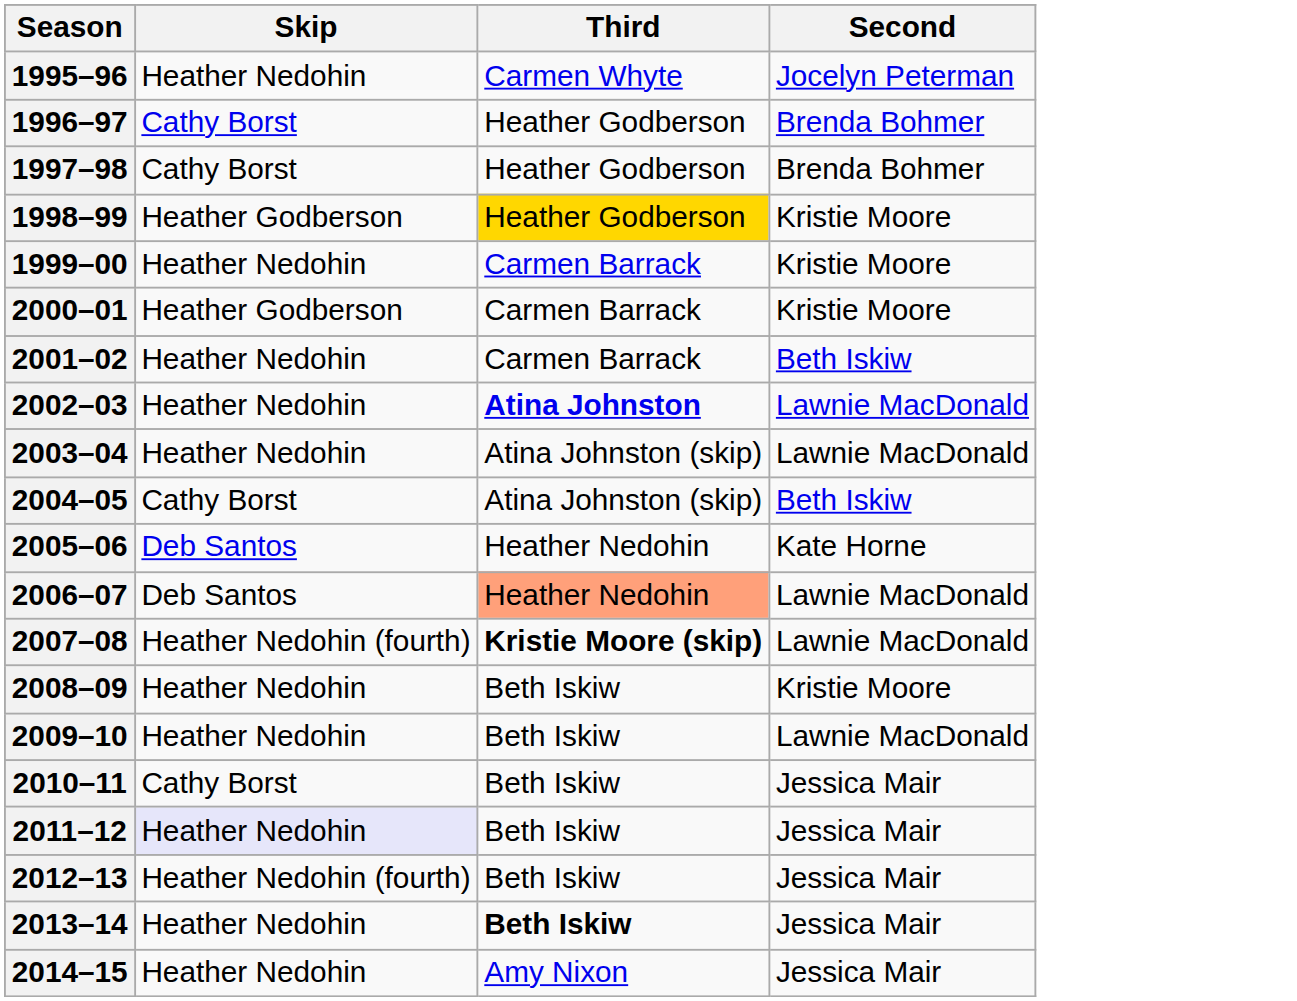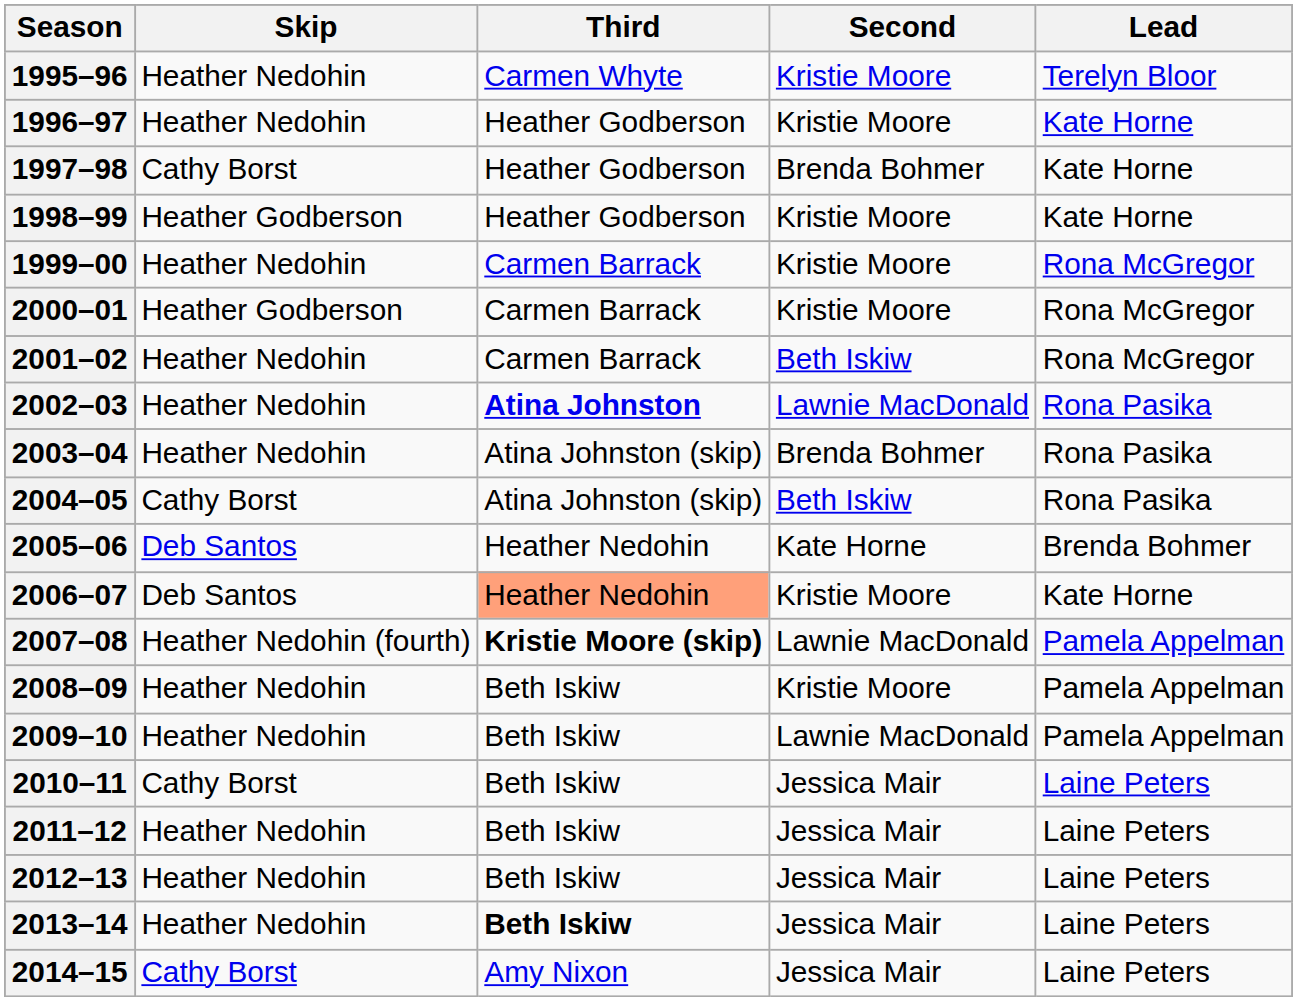+ column: (1163, 28)
(895, 75) Jocelyn Peterman -> (864, 75) Kristie Moore
(219, 122) Cathy Borst -> (254, 122) Heather Nedohin
(880, 122) Brenda Bohmer -> (864, 122) Kristie Moore
(615, 216) gold background -> (615, 216) no background
(902, 452) Lawnie MacDonald -> (880, 452) Brenda Bohmer
(902, 594) Lawnie MacDonald -> (864, 594) Kristie Moore
(254, 830) lavender background -> (254, 830) no background
(306, 877) Heather Nedohin (fourth) -> (254, 877) Heather Nedohin
(254, 972) Heather Nedohin -> (219, 972) Cathy Borst
